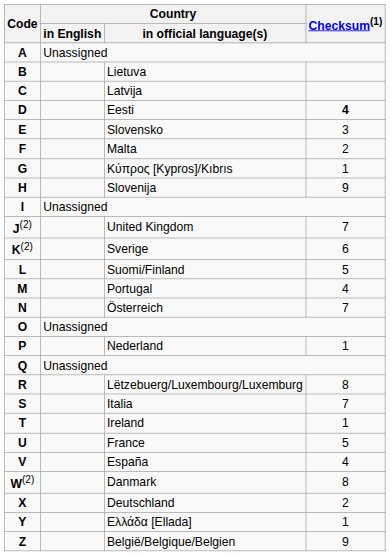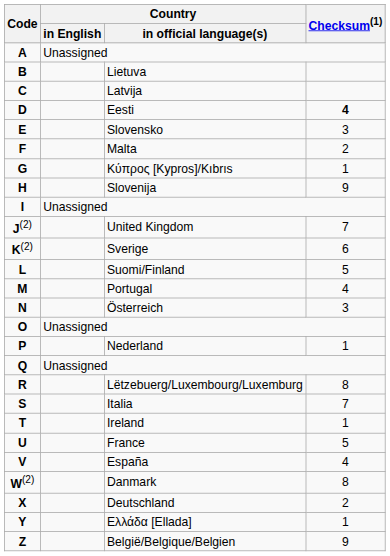(345, 308) 7 -> (345, 308) 3
